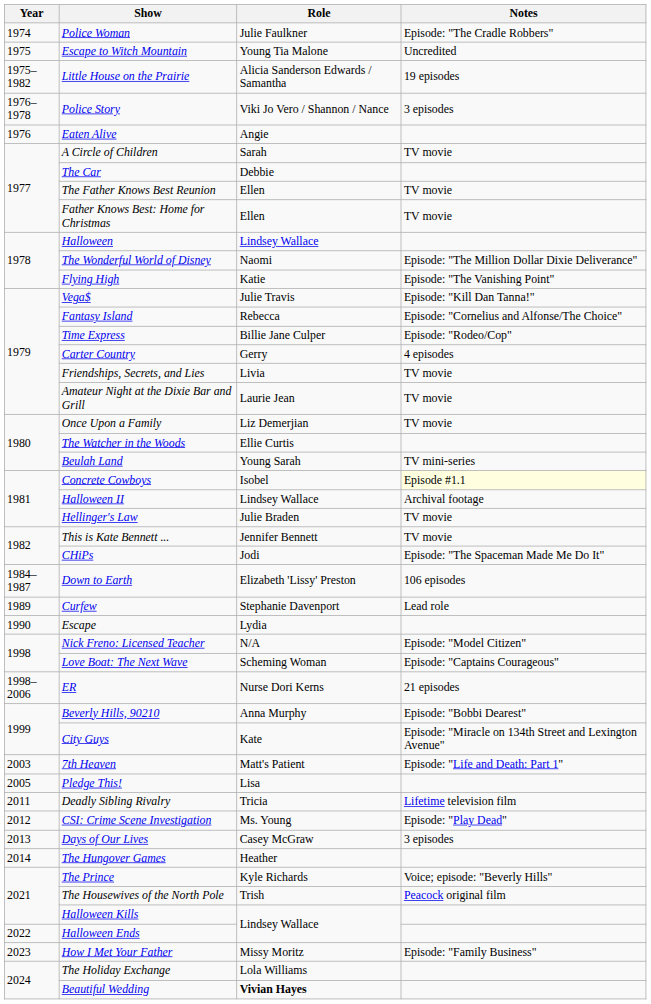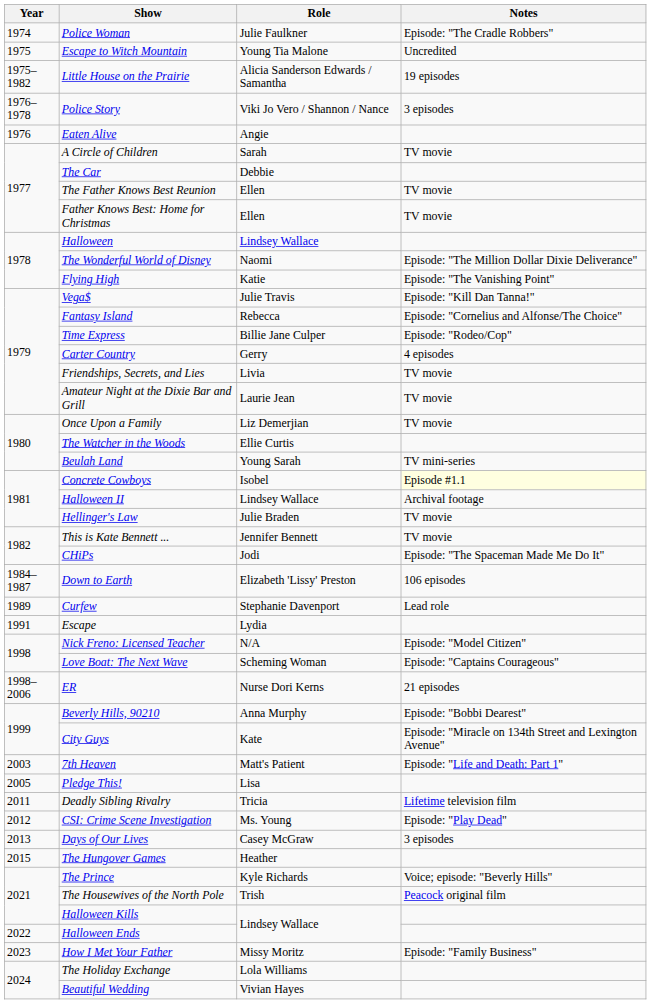(19, 625) 1990 -> (19, 625) 1991
(19, 858) 2014 -> (19, 858) 2015
(273, 989) bold -> (272, 989) normal
